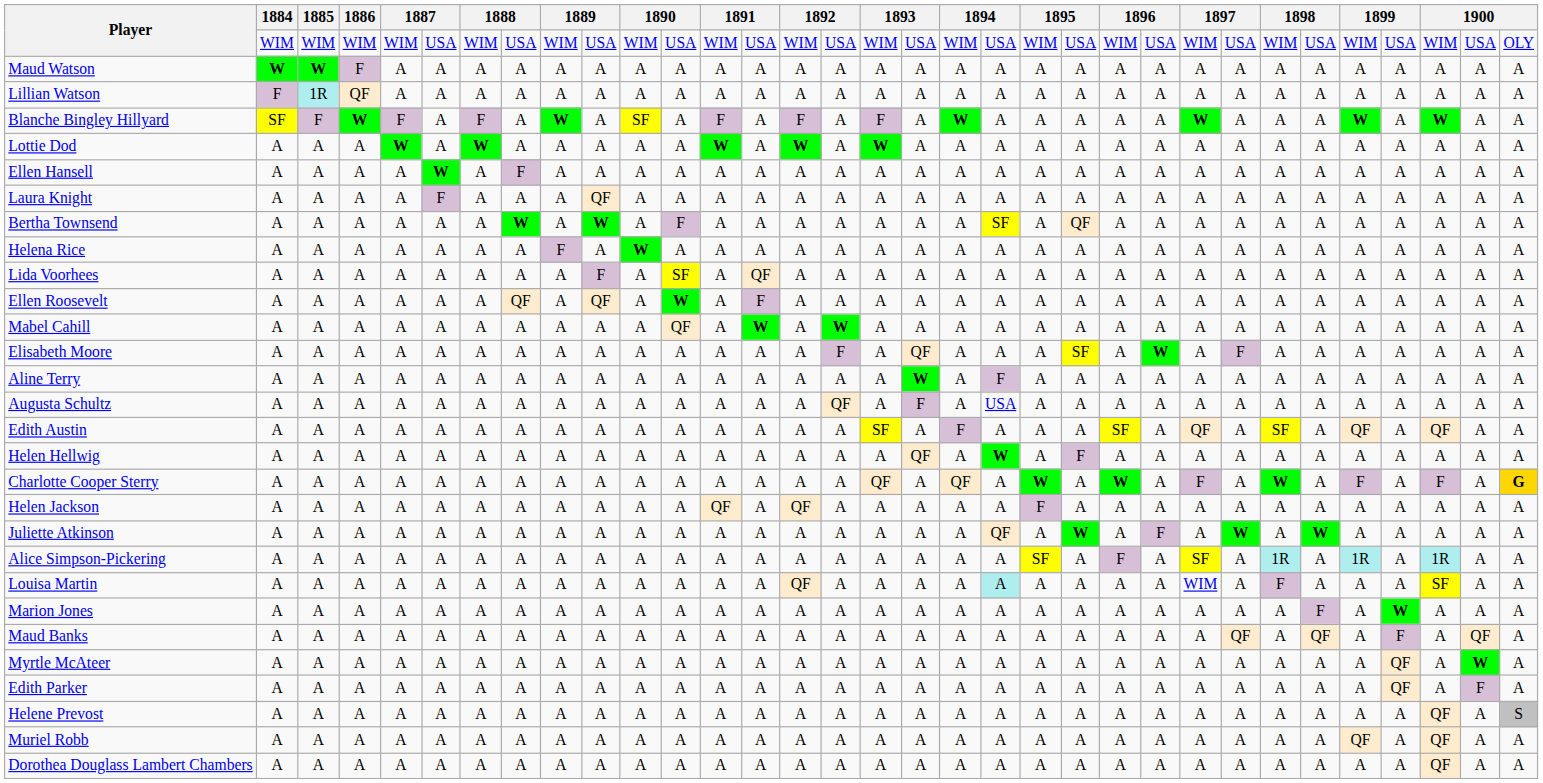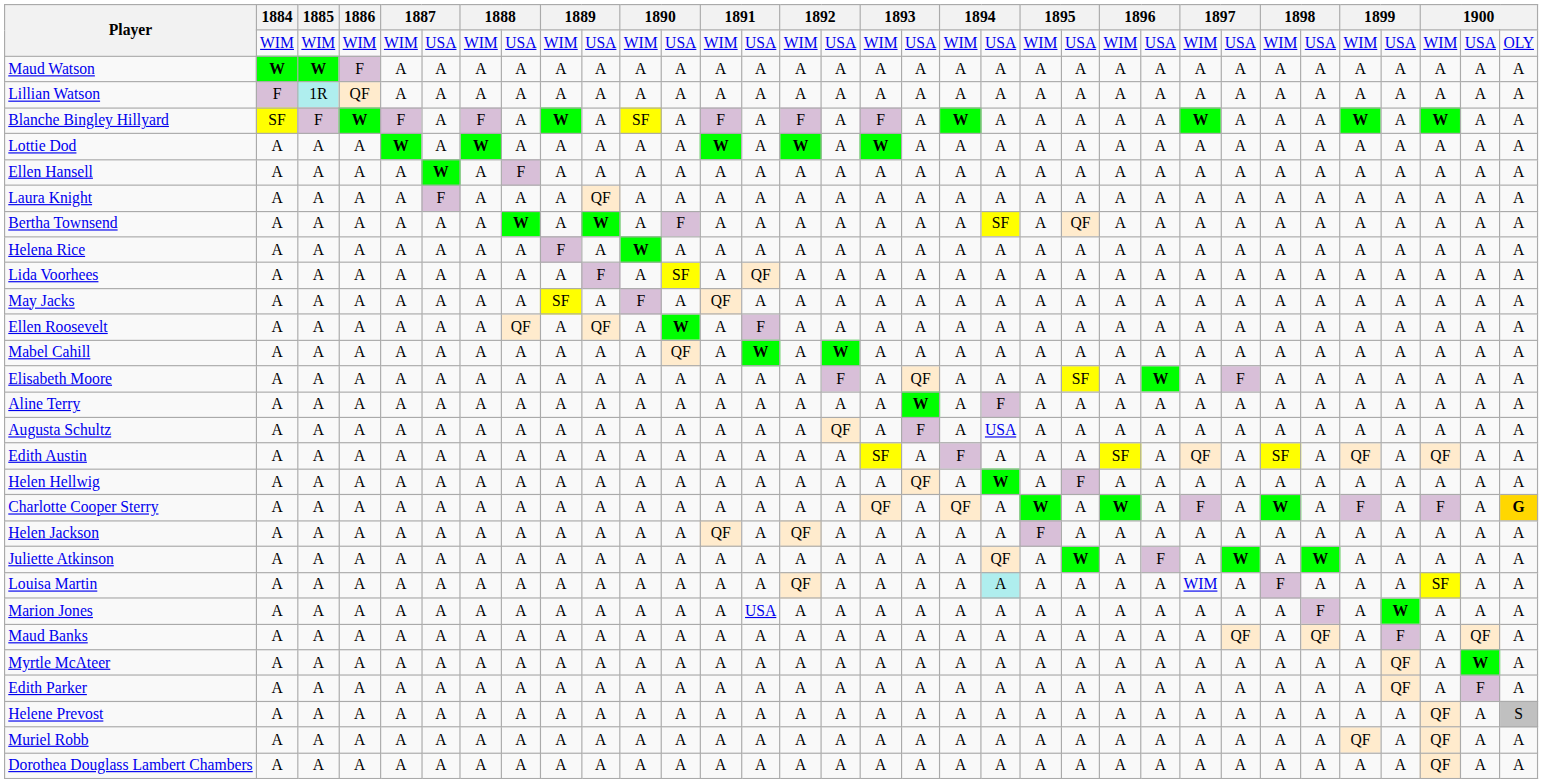+ row: (41, 300)
- row: (87, 558)
(761, 610) A -> (761, 610) USA
